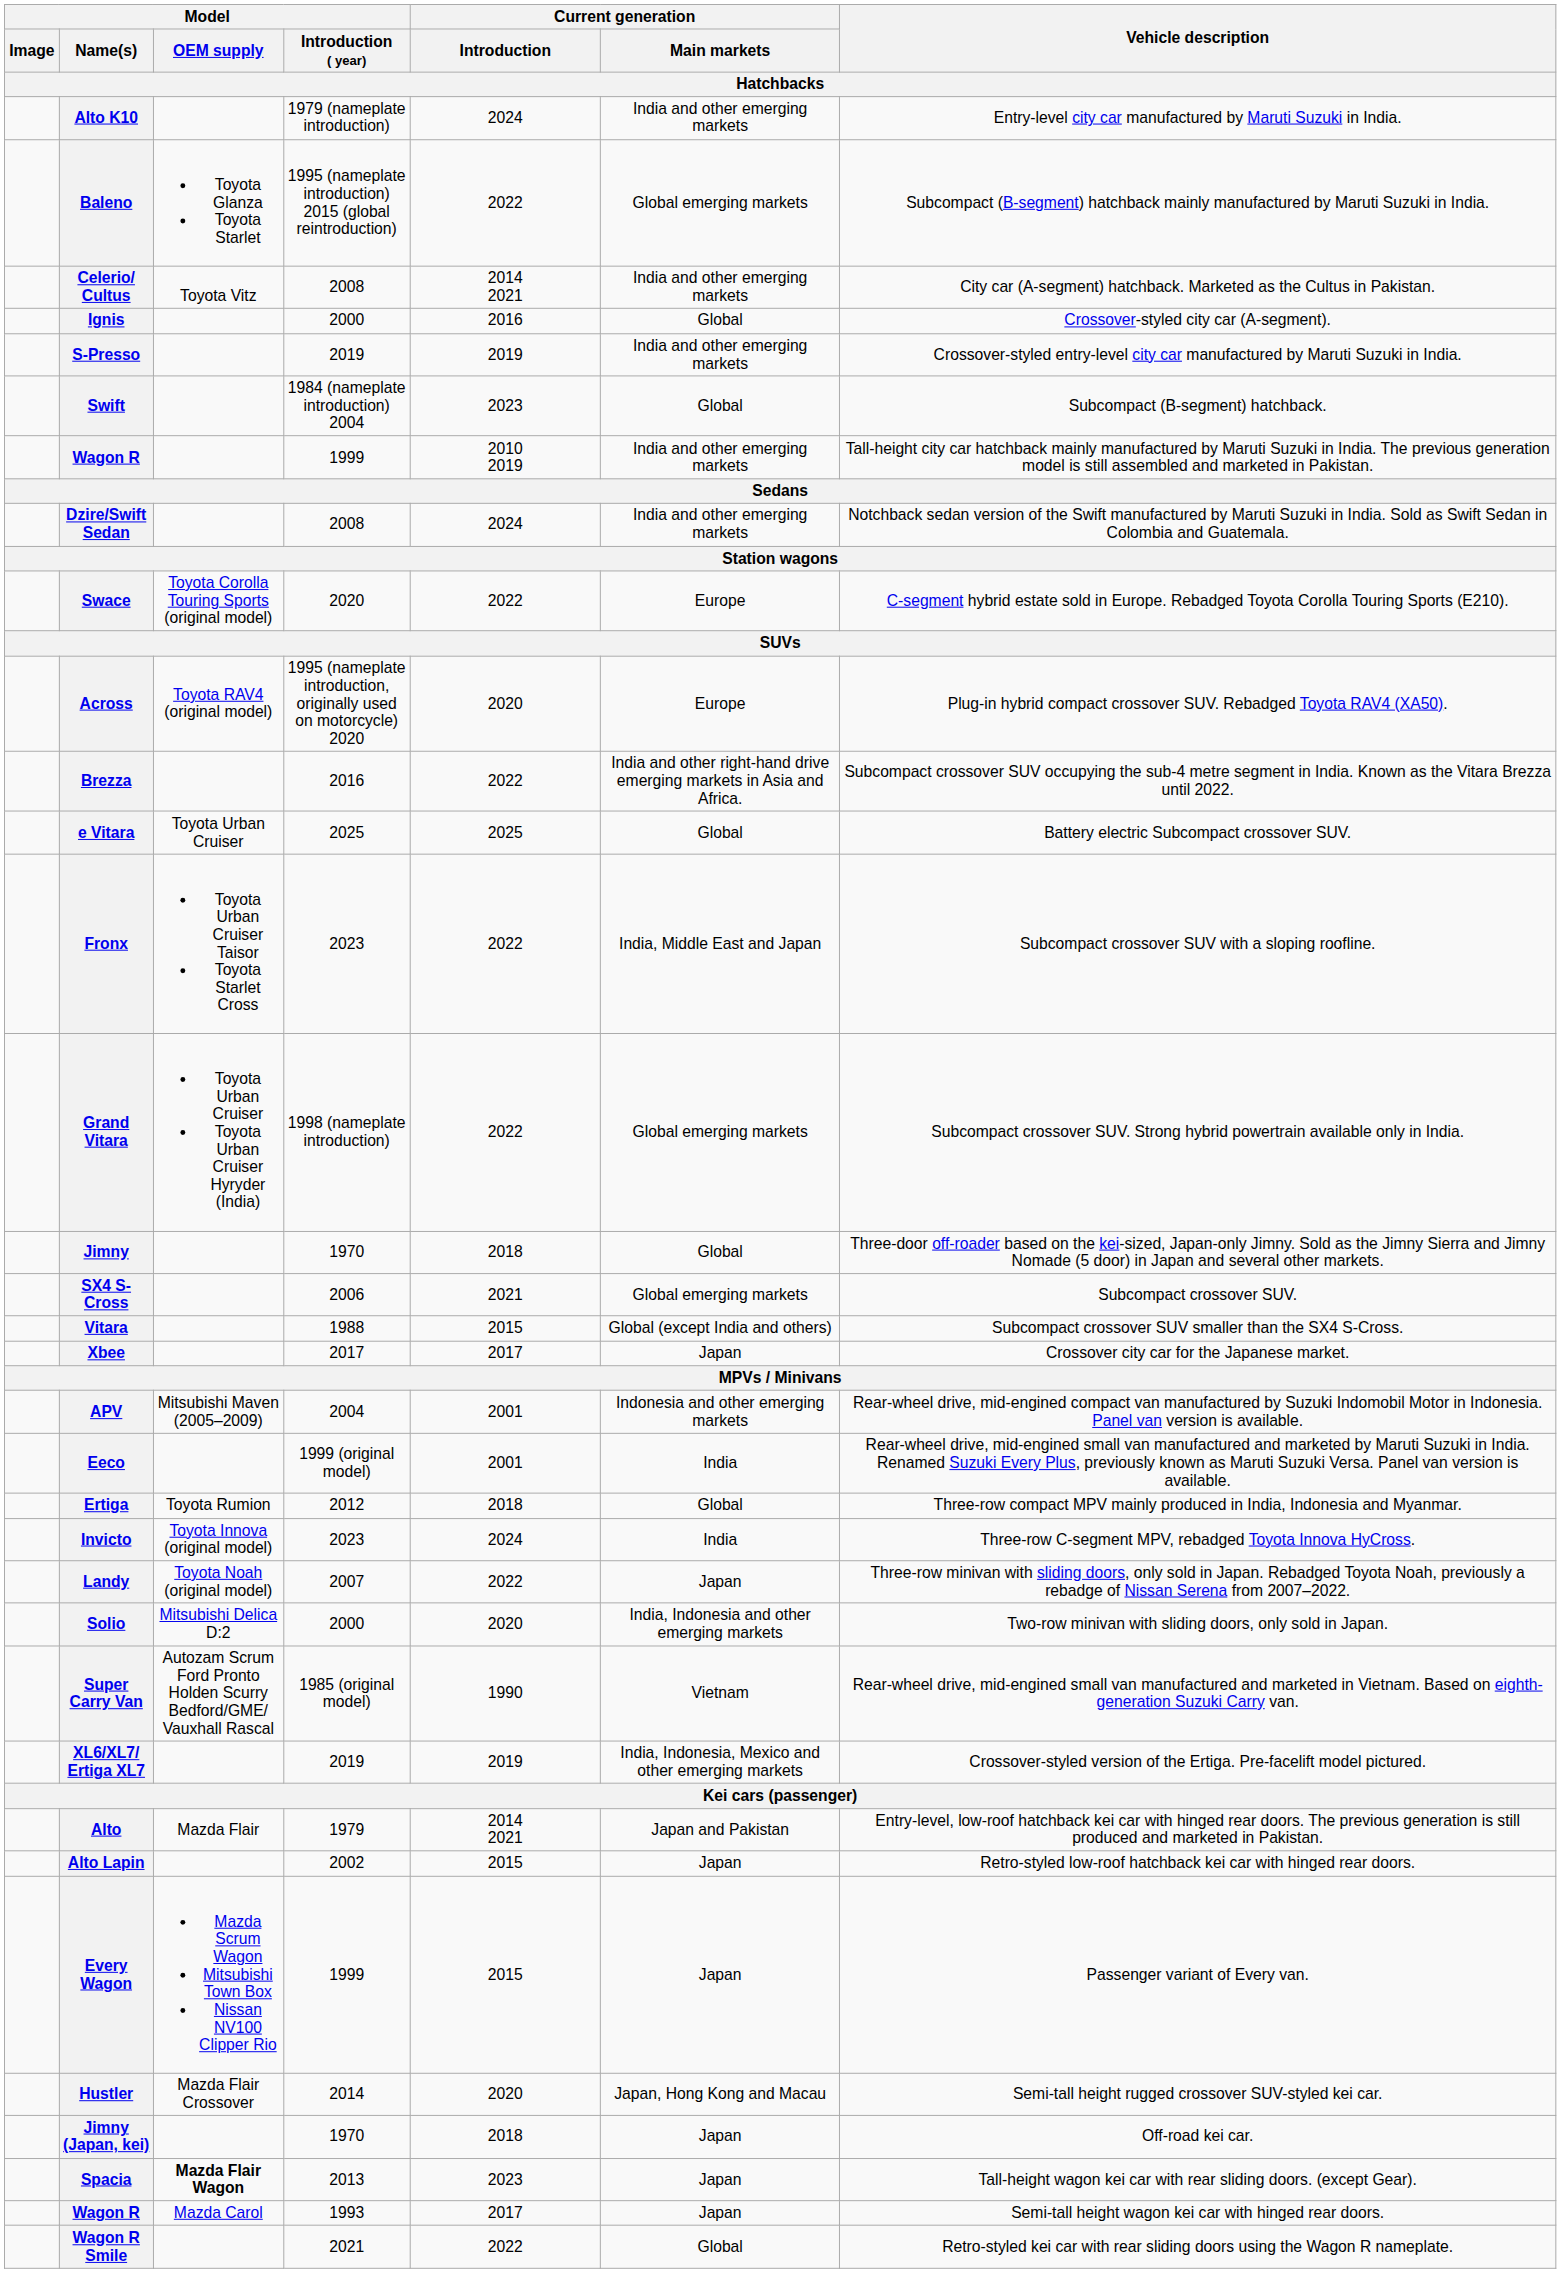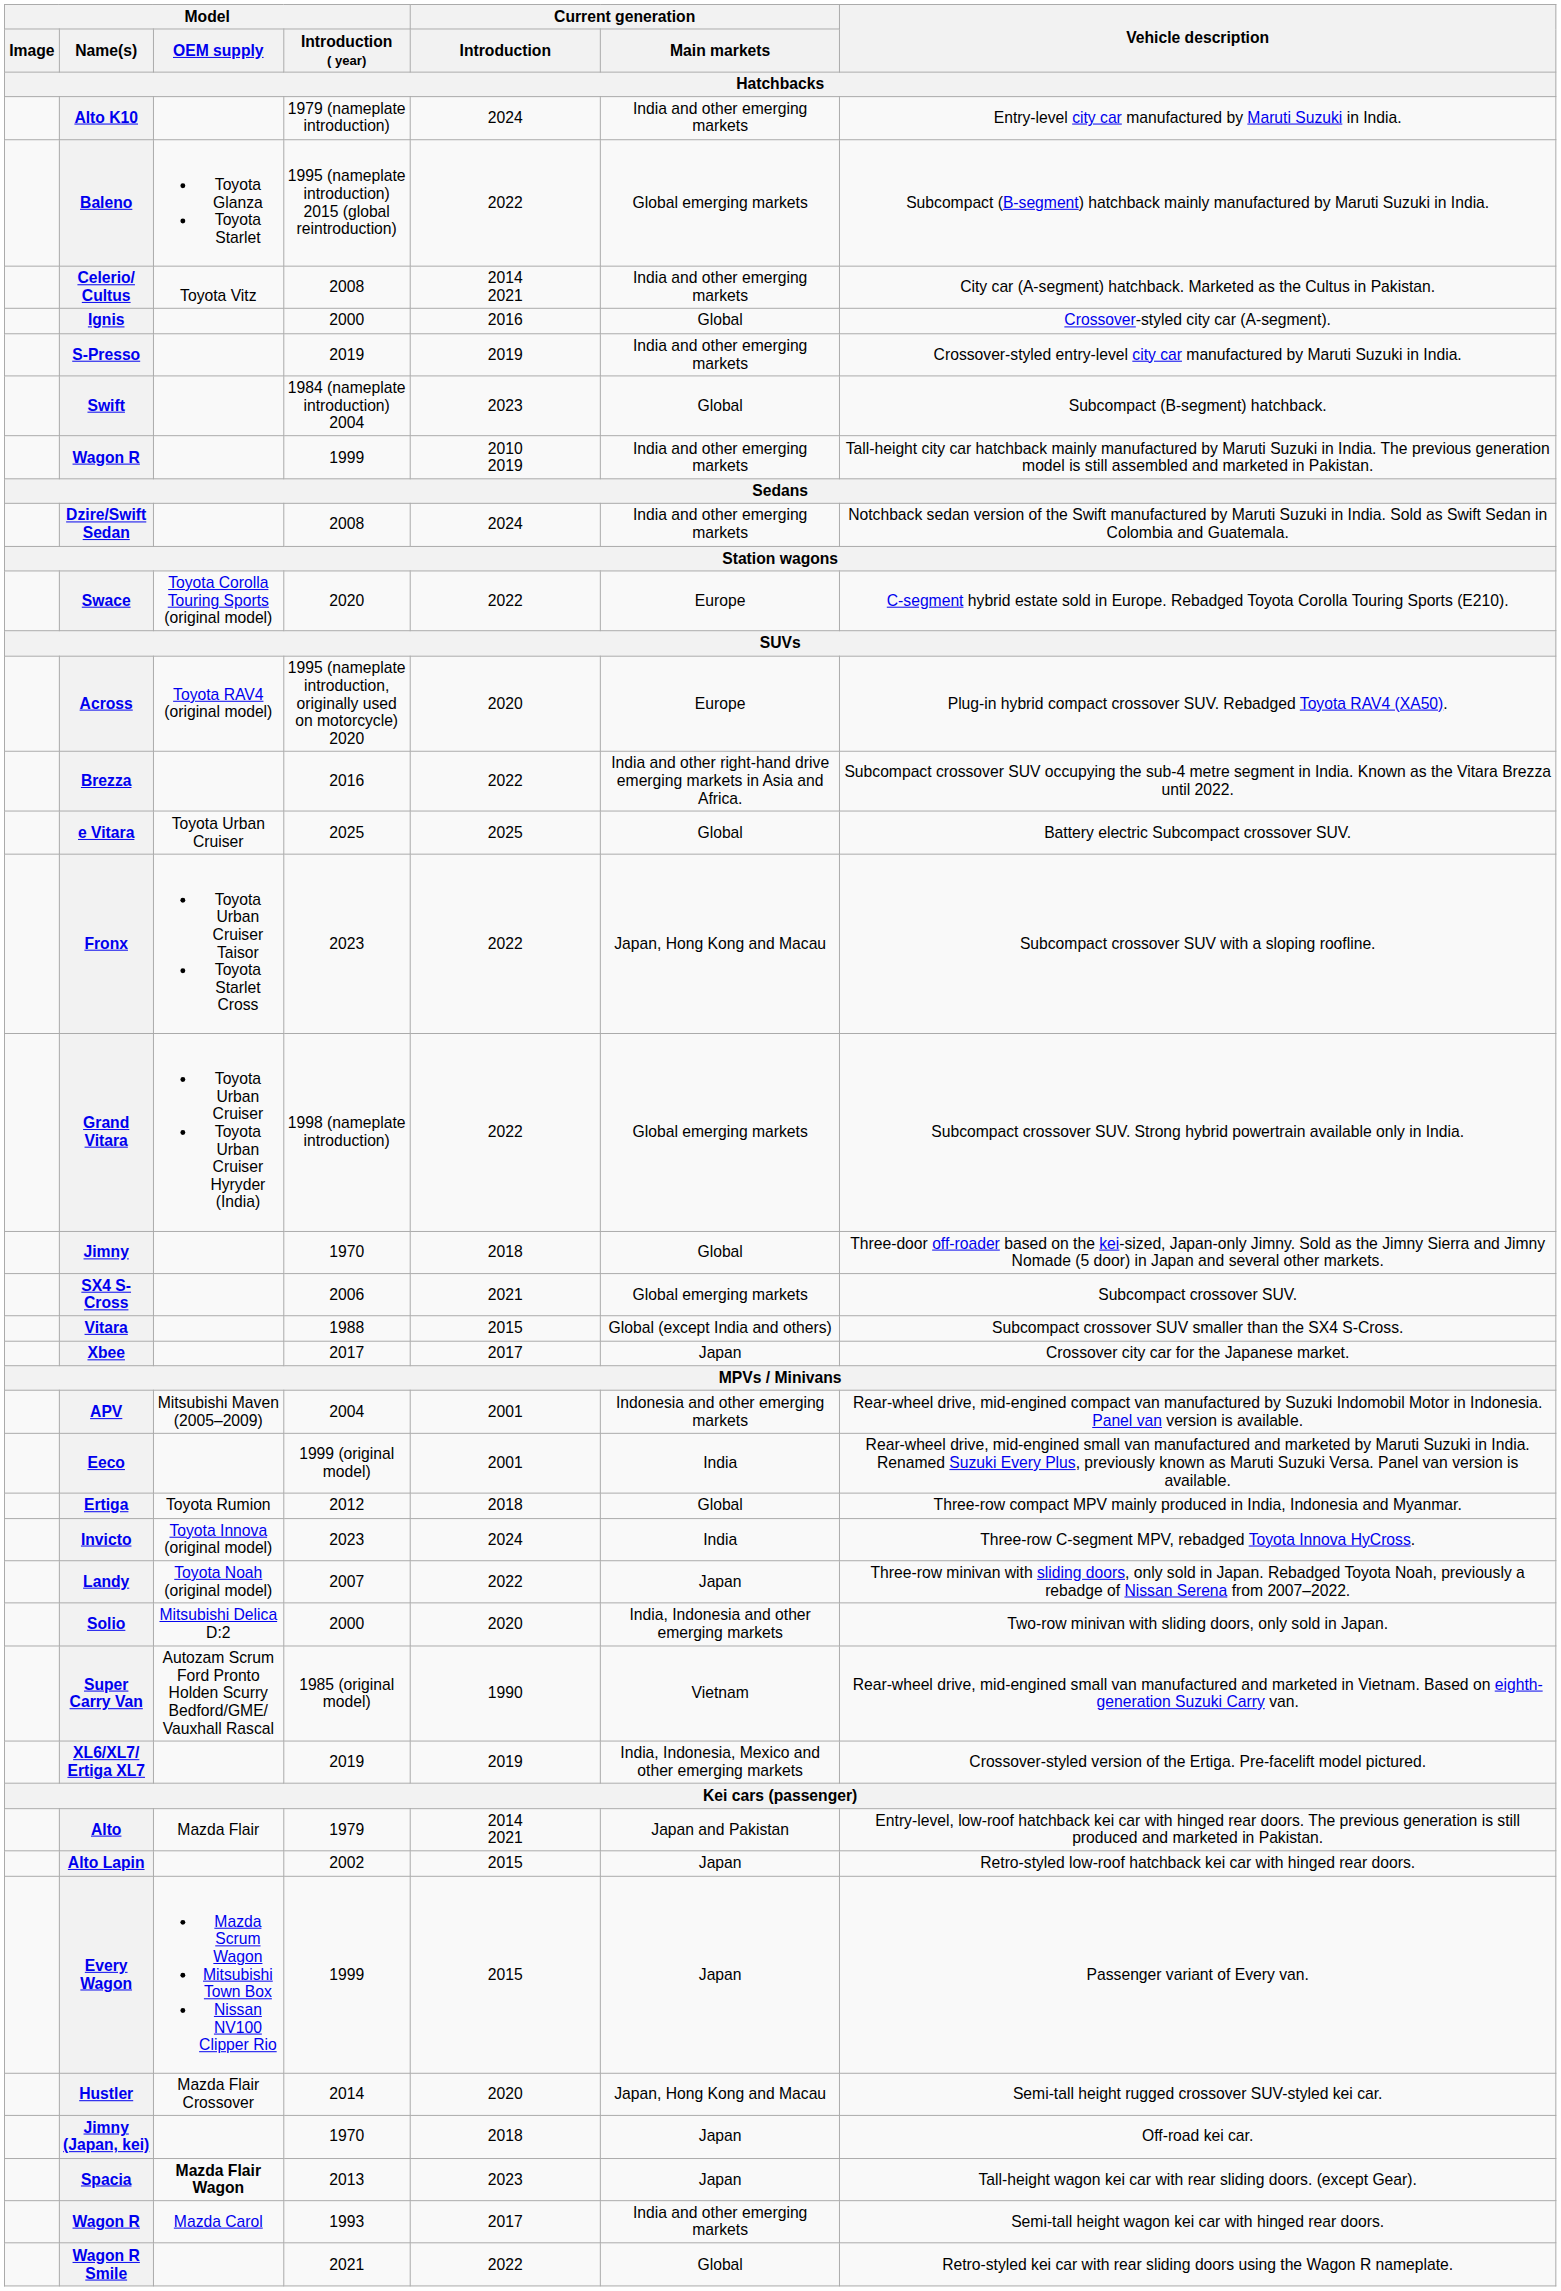(720, 943) India, Middle East and Japan -> (720, 943) Japan, Hong Kong and Macau
(720, 2213) Japan -> (720, 2221) India and other emerging markets
